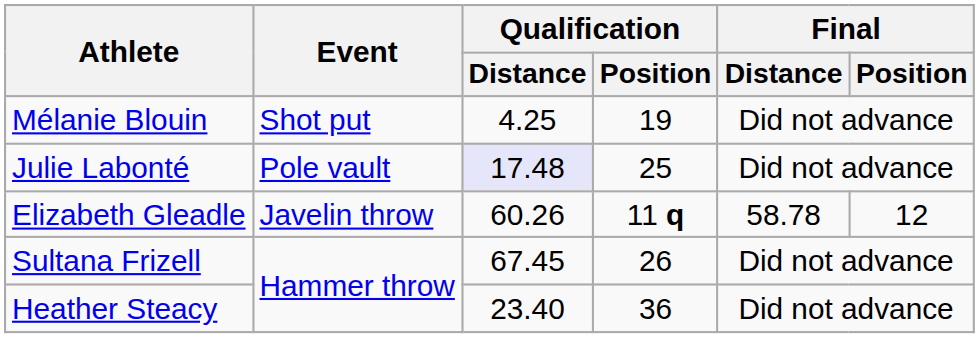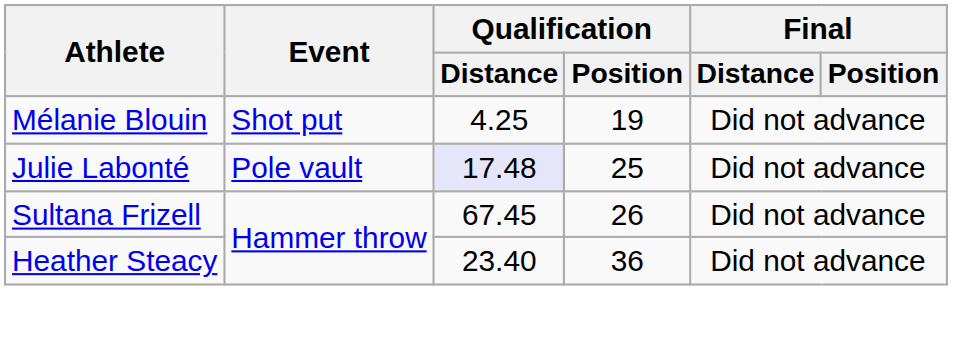- row: (129, 215)
